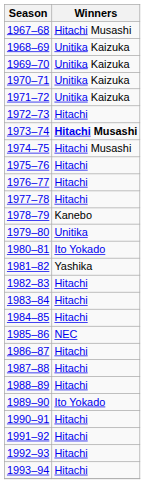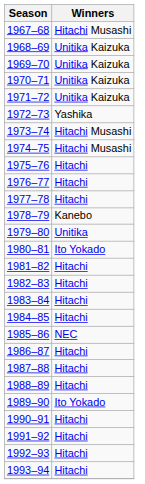(71, 114) Hitachi -> (73, 114) Yashika
(96, 131) bold -> (93, 131) normal
(73, 266) Yashika -> (71, 266) Hitachi
